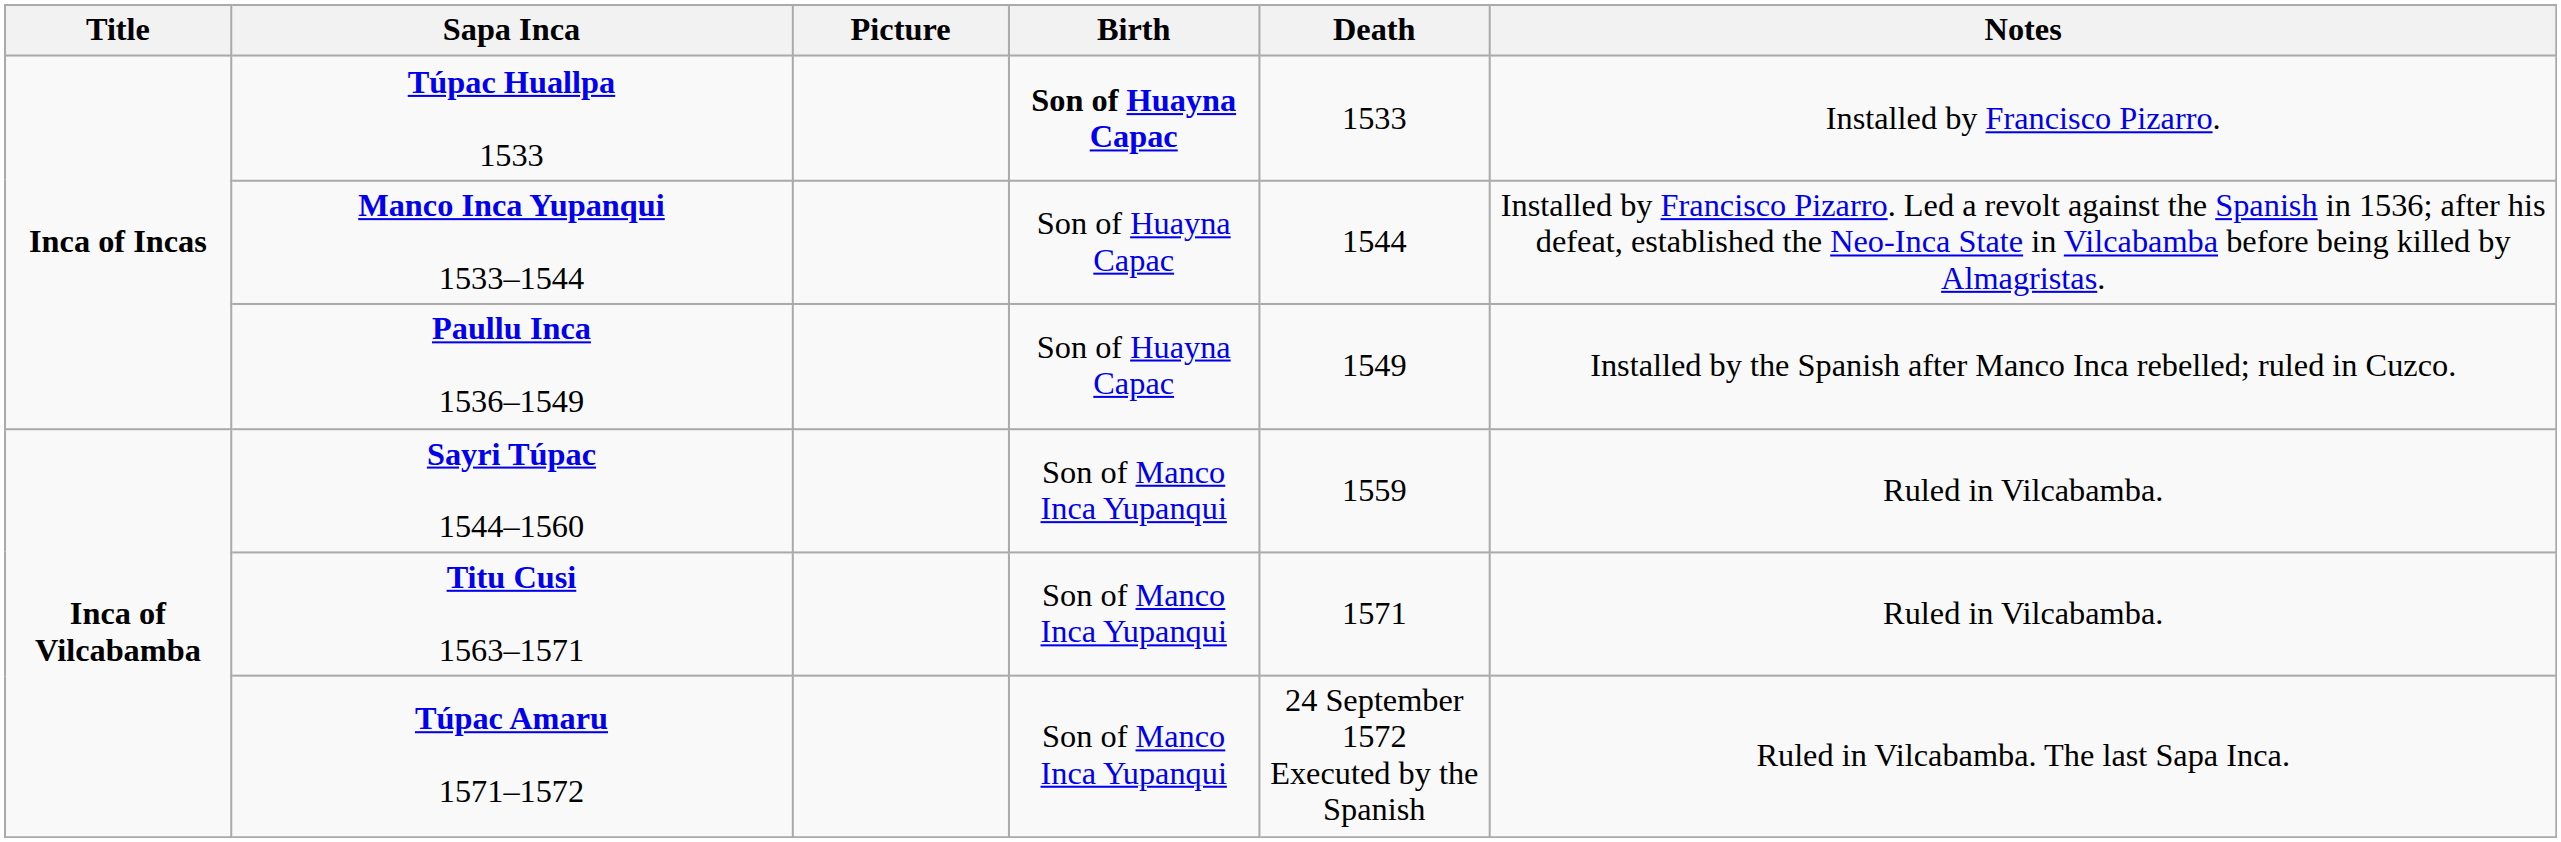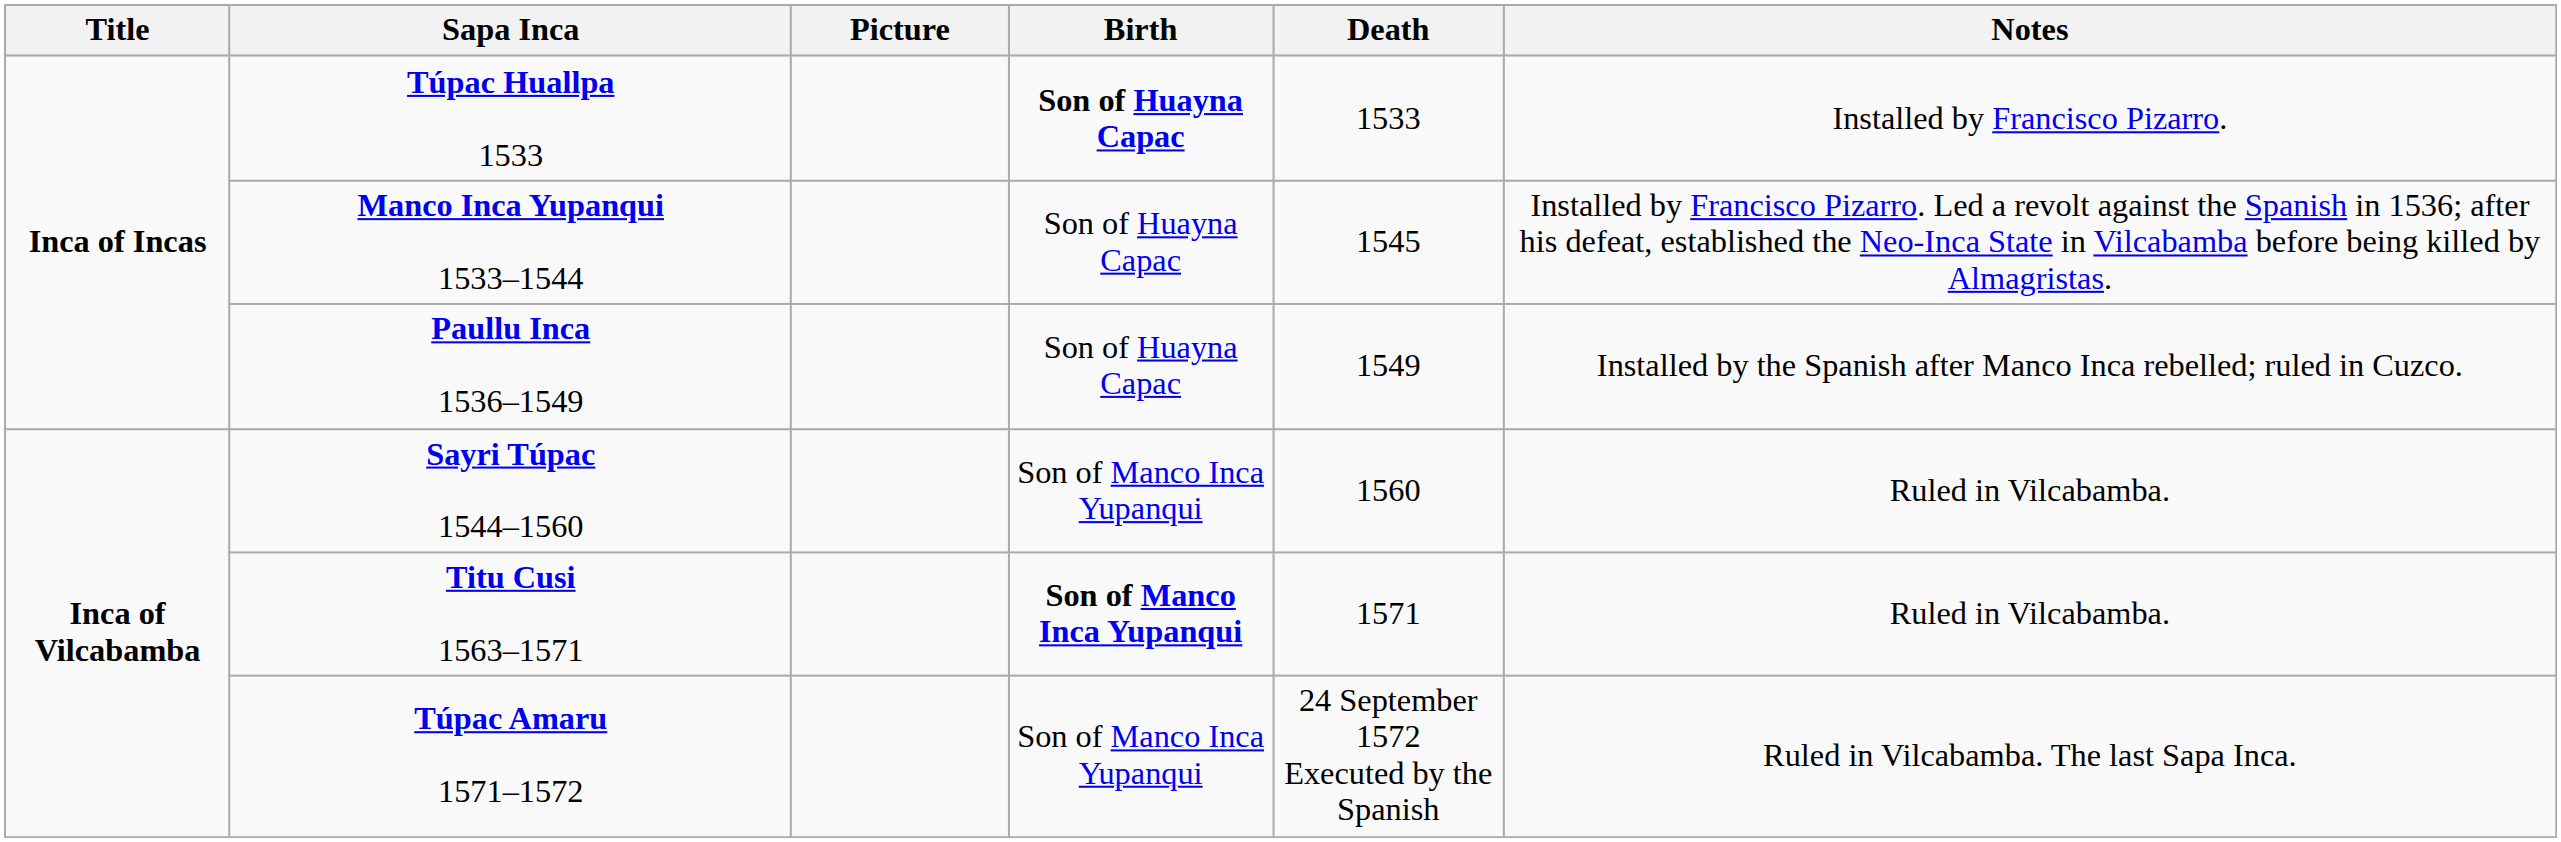(1374, 241) 1544 -> (1388, 241) 1545
(1374, 489) 1559 -> (1388, 489) 1560
(1134, 613) normal -> (1141, 613) bold
